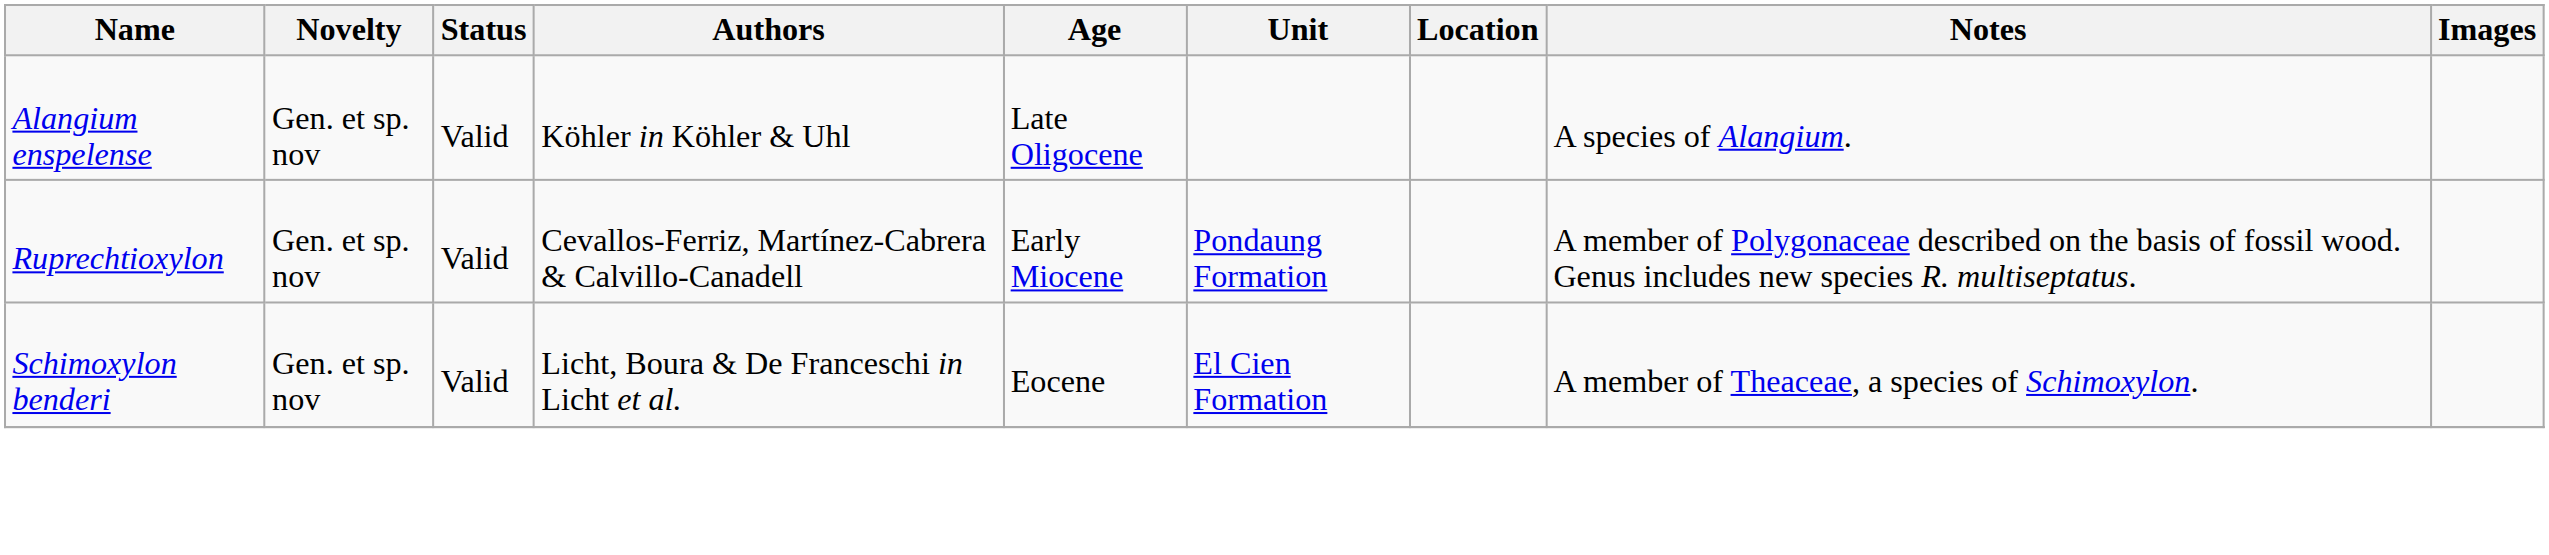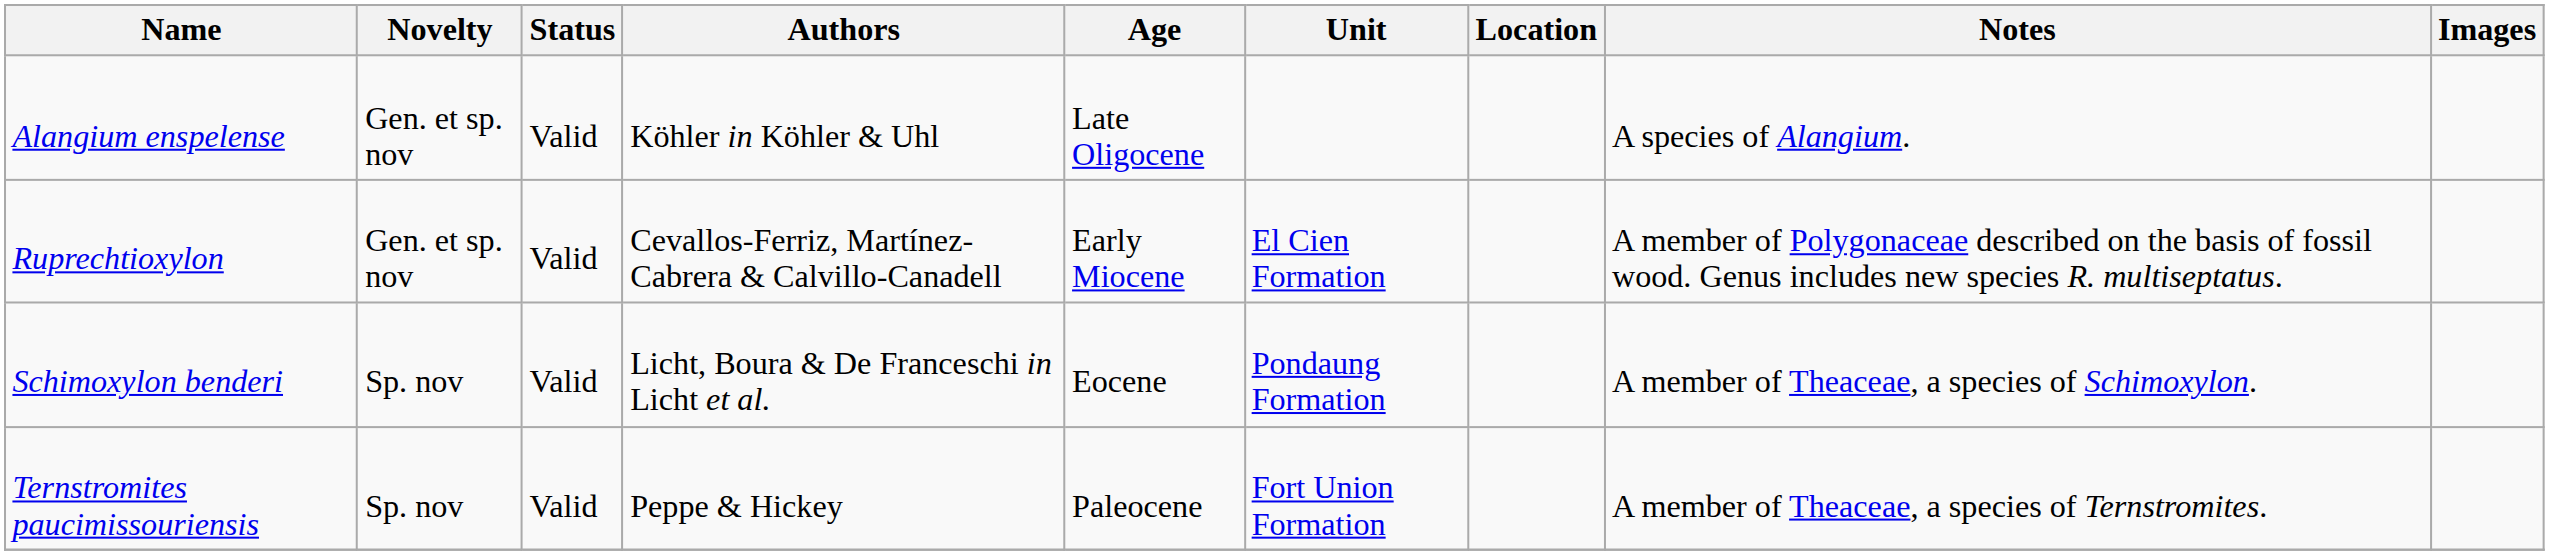(1260, 258) Pondaung Formation -> (1319, 258) El Cien Formation
(341, 382) Gen. et sp. nov -> (414, 382) Sp. nov
(1260, 382) El Cien Formation -> (1319, 382) Pondaung Formation
+ row: (136, 505)
